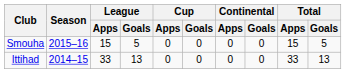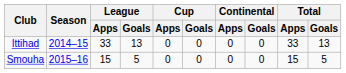rows swapped: (25, 60) <-> (25, 44)
